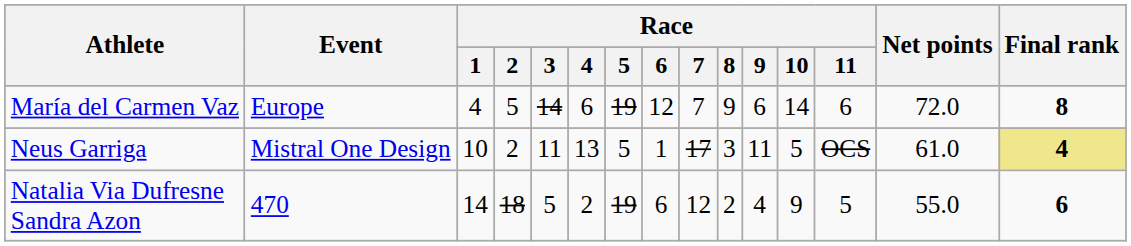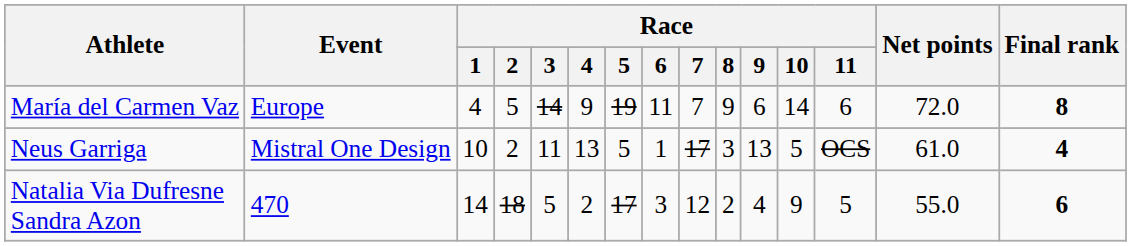(587, 107) 6 -> (587, 107) 9
(661, 107) 12 -> (661, 107) 11
(760, 148) 11 -> (759, 148) 13
(1062, 148) khaki background -> (1062, 148) no background
(624, 205) 19 -> (624, 205) 17
(661, 205) 6 -> (661, 205) 3
